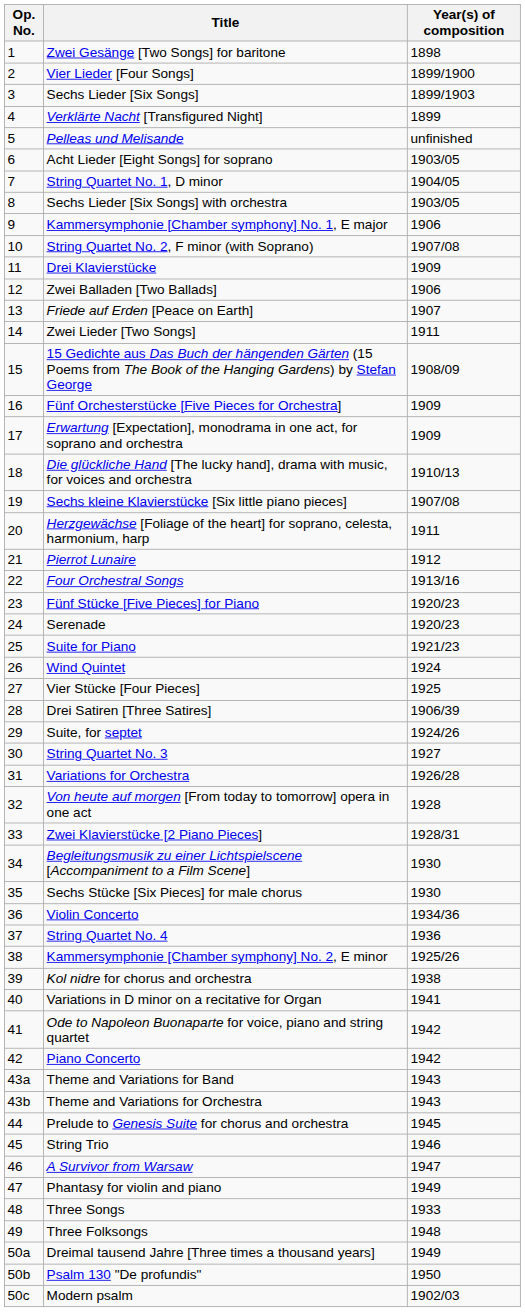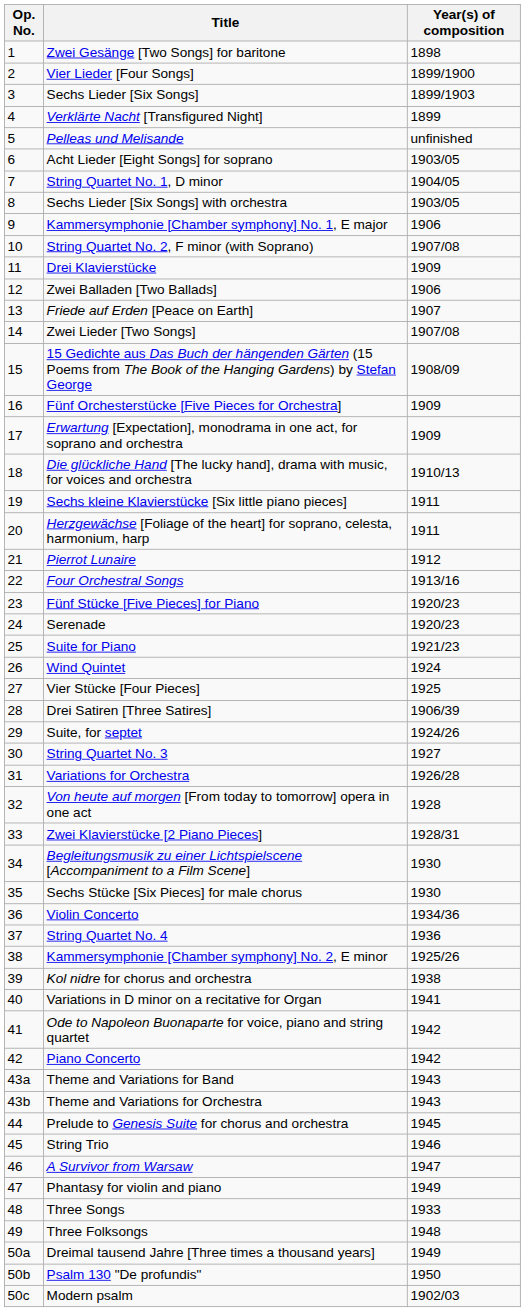(425, 332) 1911 -> (435, 332) 1907/08
(435, 501) 1907/08 -> (425, 501) 1911
